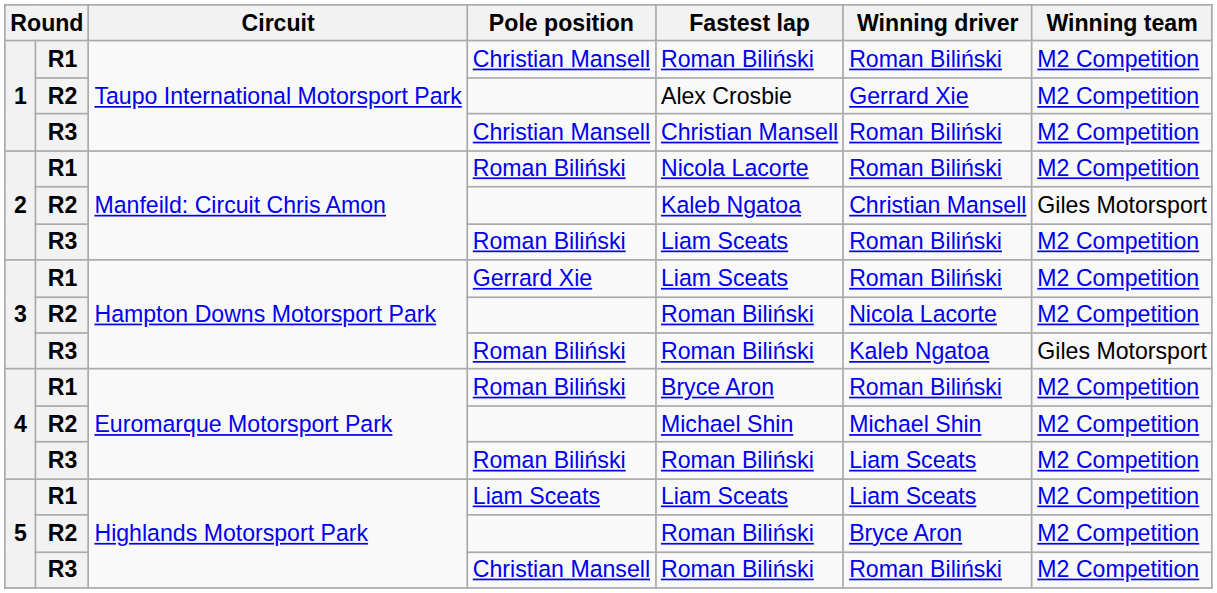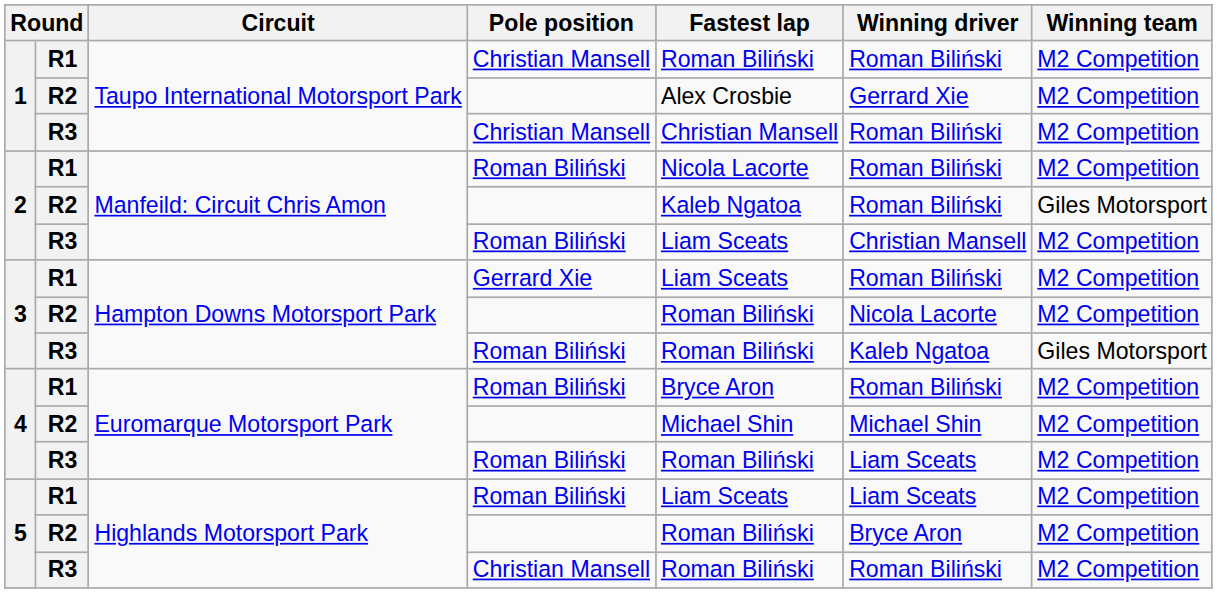(938, 205) Christian Mansell -> (926, 205) Roman Biliński
(926, 241) Roman Biliński -> (938, 241) Christian Mansell
(536, 496) Liam Sceats -> (549, 496) Roman Biliński
